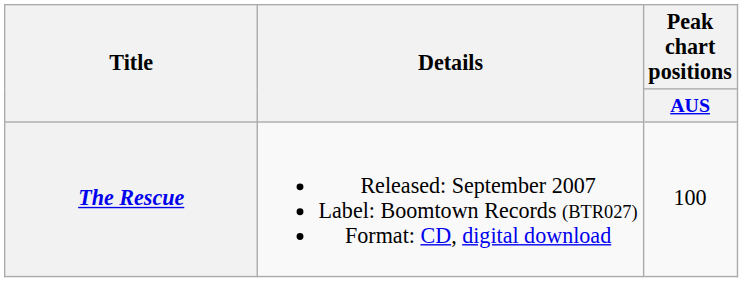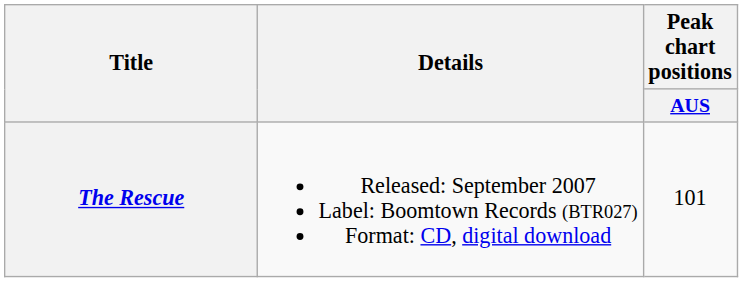(690, 198) 100 -> (690, 198) 101
